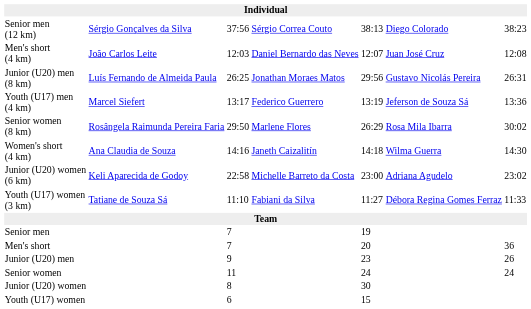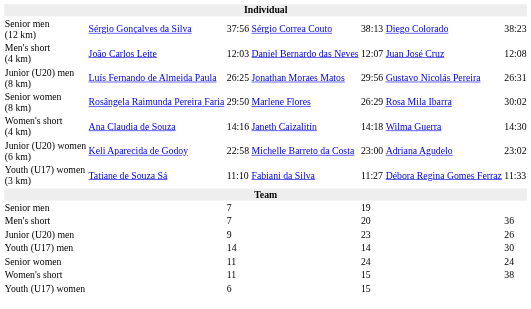- row: (39, 102)
+ row: (39, 248)
+ row: (34, 275)
- row: (45, 286)
